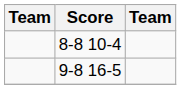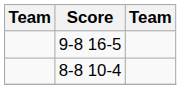rows swapped: (90, 44) <-> (90, 71)
